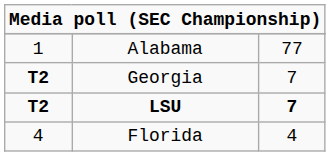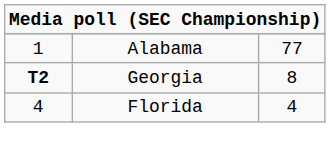(292, 78) 7 -> (292, 78) 8
- row: (165, 107)
